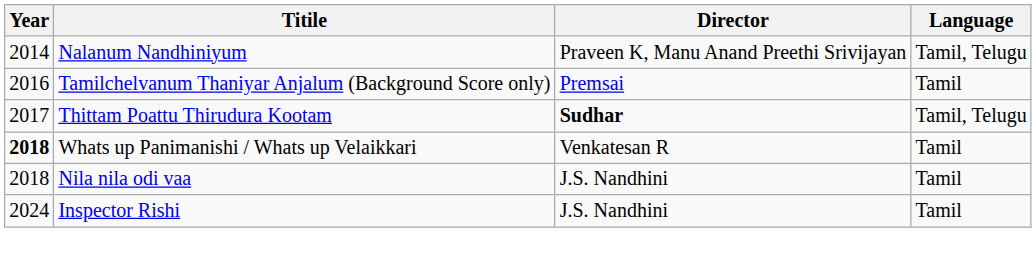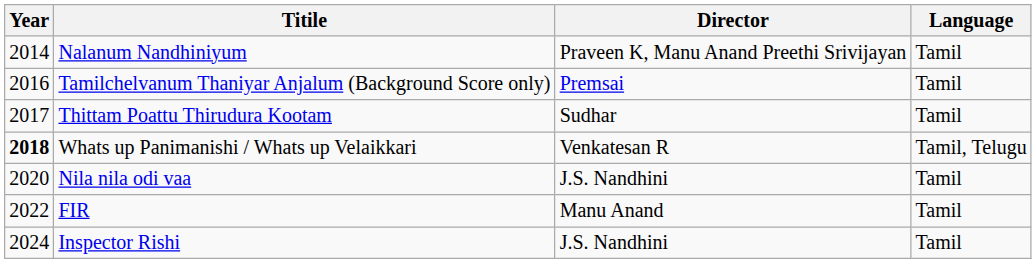(971, 52) Tamil, Telugu -> (939, 52) Tamil
(591, 115) bold -> (588, 115) normal
(971, 115) Tamil, Telugu -> (939, 115) Tamil
(939, 147) Tamil -> (971, 147) Tamil, Telugu
(29, 178) 2018 -> (29, 178) 2020
+ row: (74, 210)
